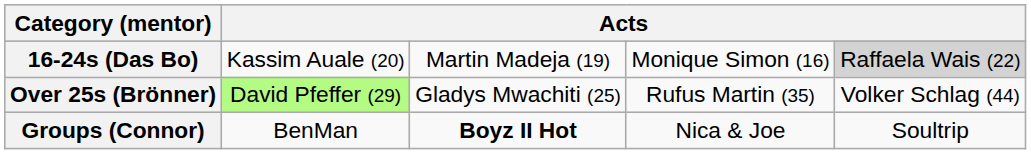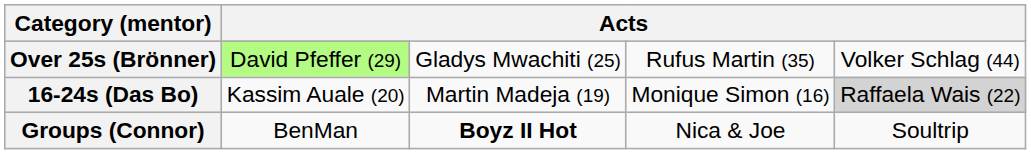rows swapped: (113, 59) <-> (113, 95)
